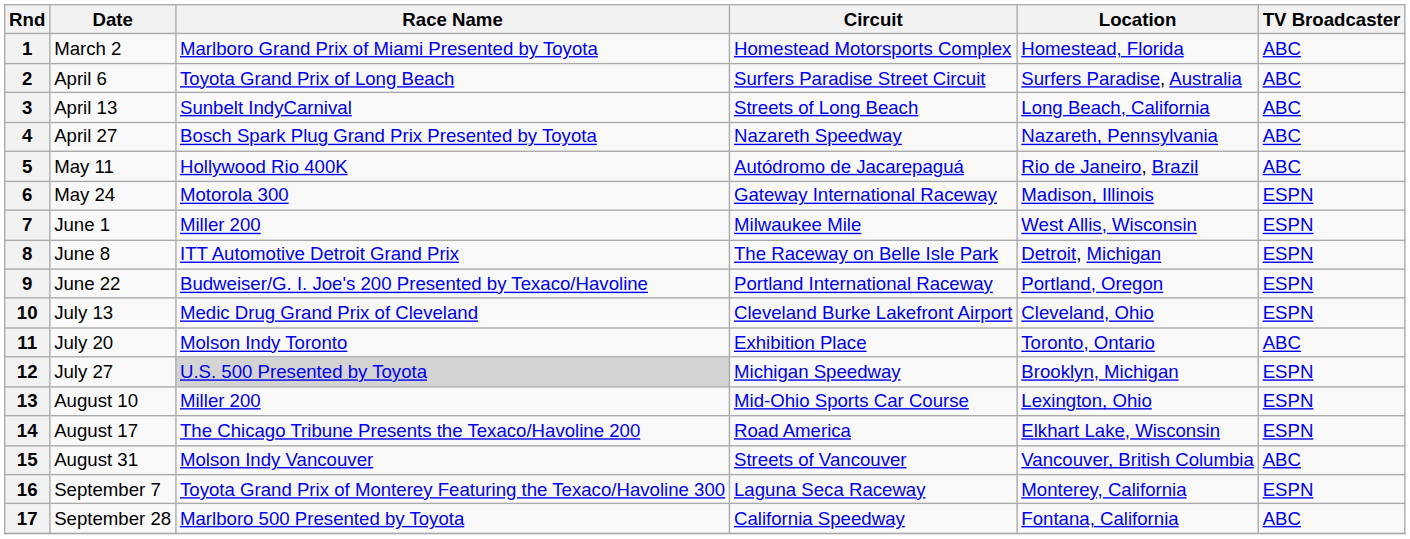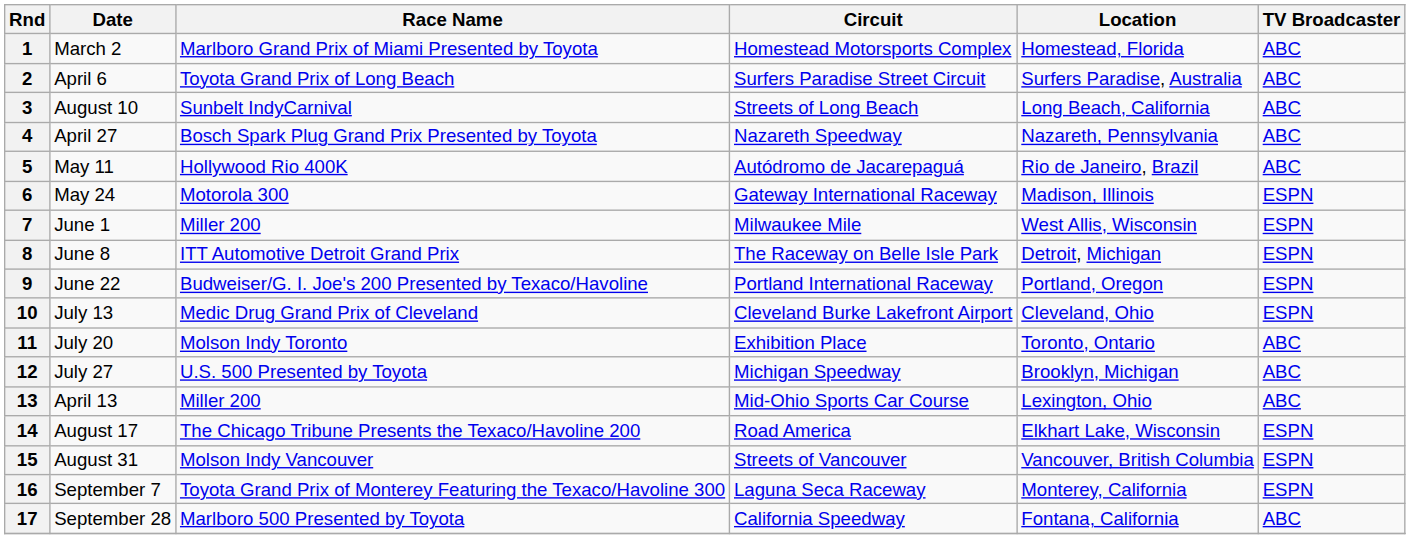(86, 107) April 13 -> (96, 107) August 10
(304, 371) lightgrey background -> (304, 371) no background
(1288, 371) ESPN -> (1282, 371) ABC
(96, 401) August 10 -> (86, 401) April 13
(1288, 401) ESPN -> (1282, 401) ABC
(1282, 460) ABC -> (1288, 460) ESPN
